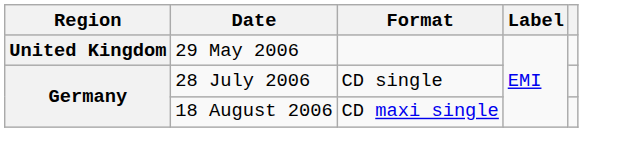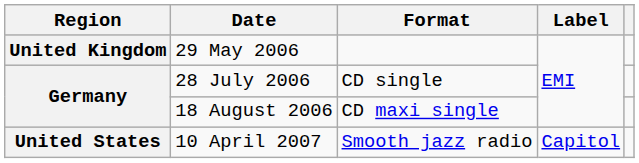+ row: (248, 142)
